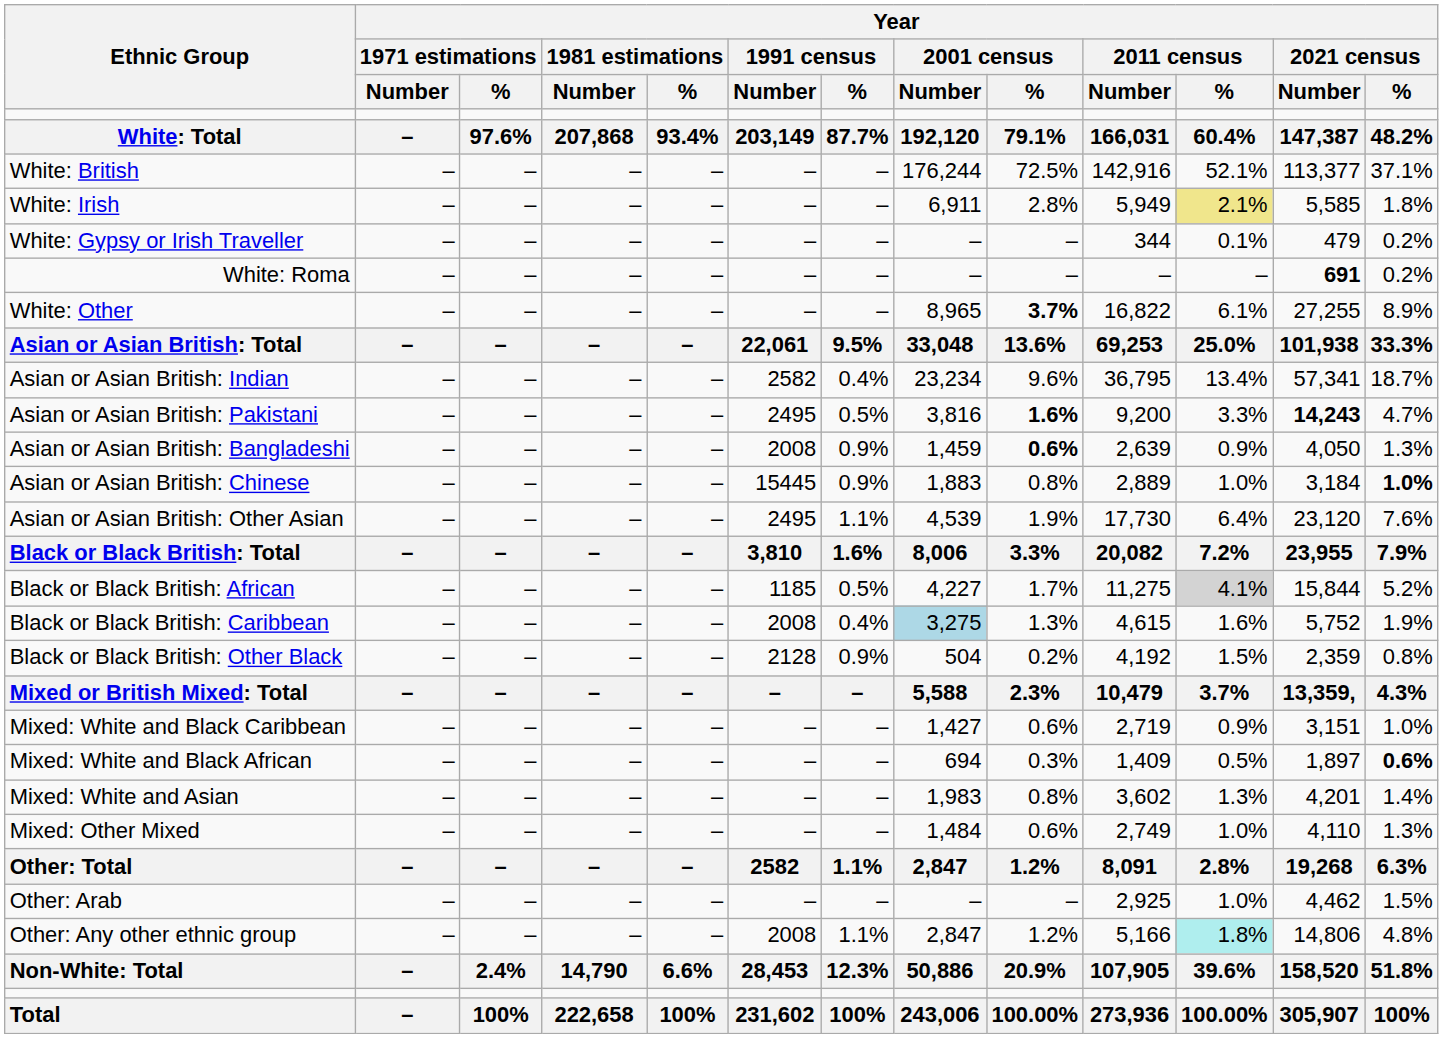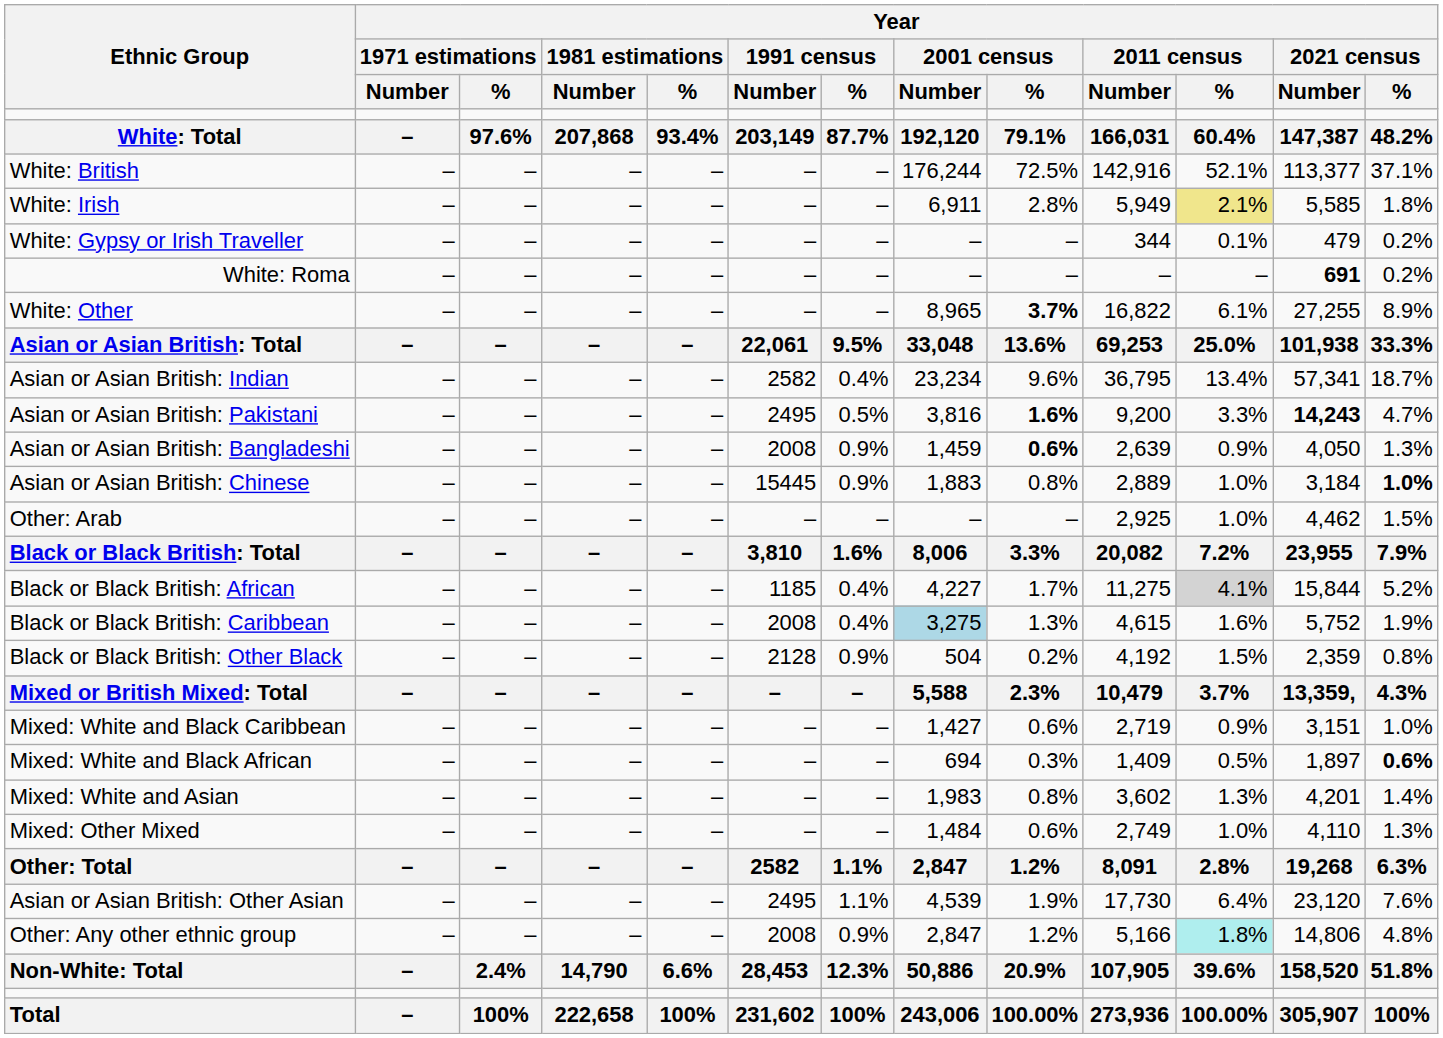rows swapped: (177, 518) <-> (66, 901)
(863, 588) 0.5% -> (863, 588) 0.4%
(863, 935) 1.1% -> (863, 935) 0.9%
